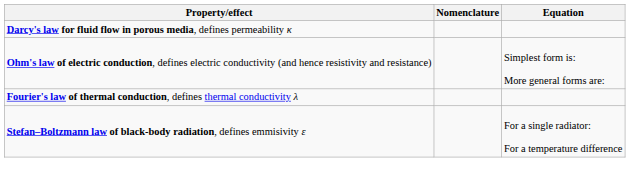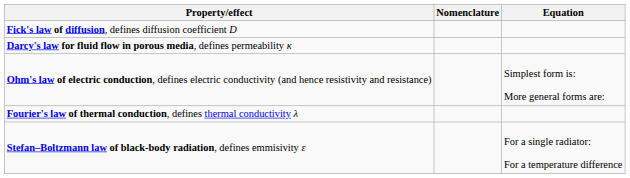+ row: (122, 29)
